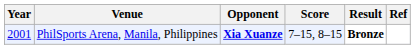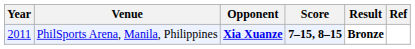(19, 34) 2001 -> (19, 34) 2011
(315, 34) normal -> (315, 34) bold
